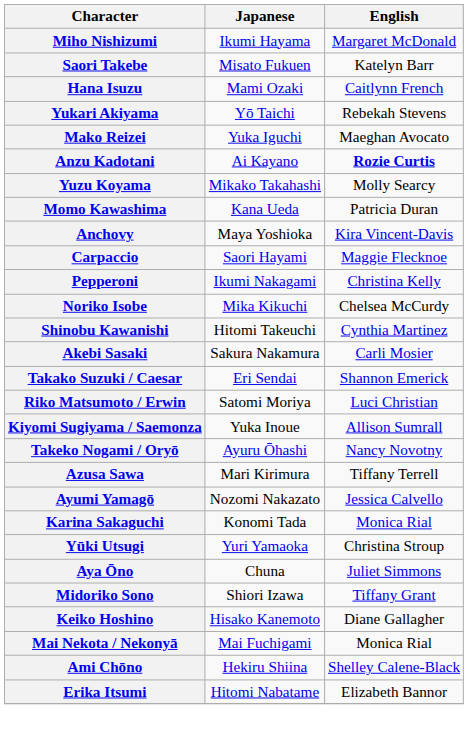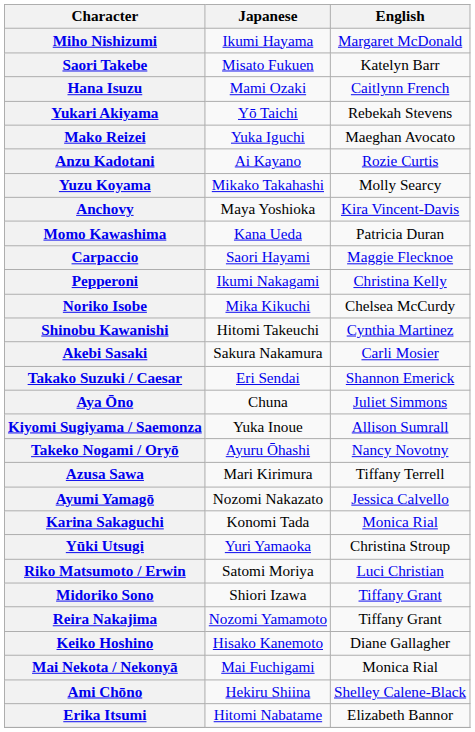(394, 161) bold -> (400, 161) normal
rows swapped: (105, 209) <-> (105, 233)
rows swapped: (105, 402) <-> (105, 570)
+ row: (105, 619)
